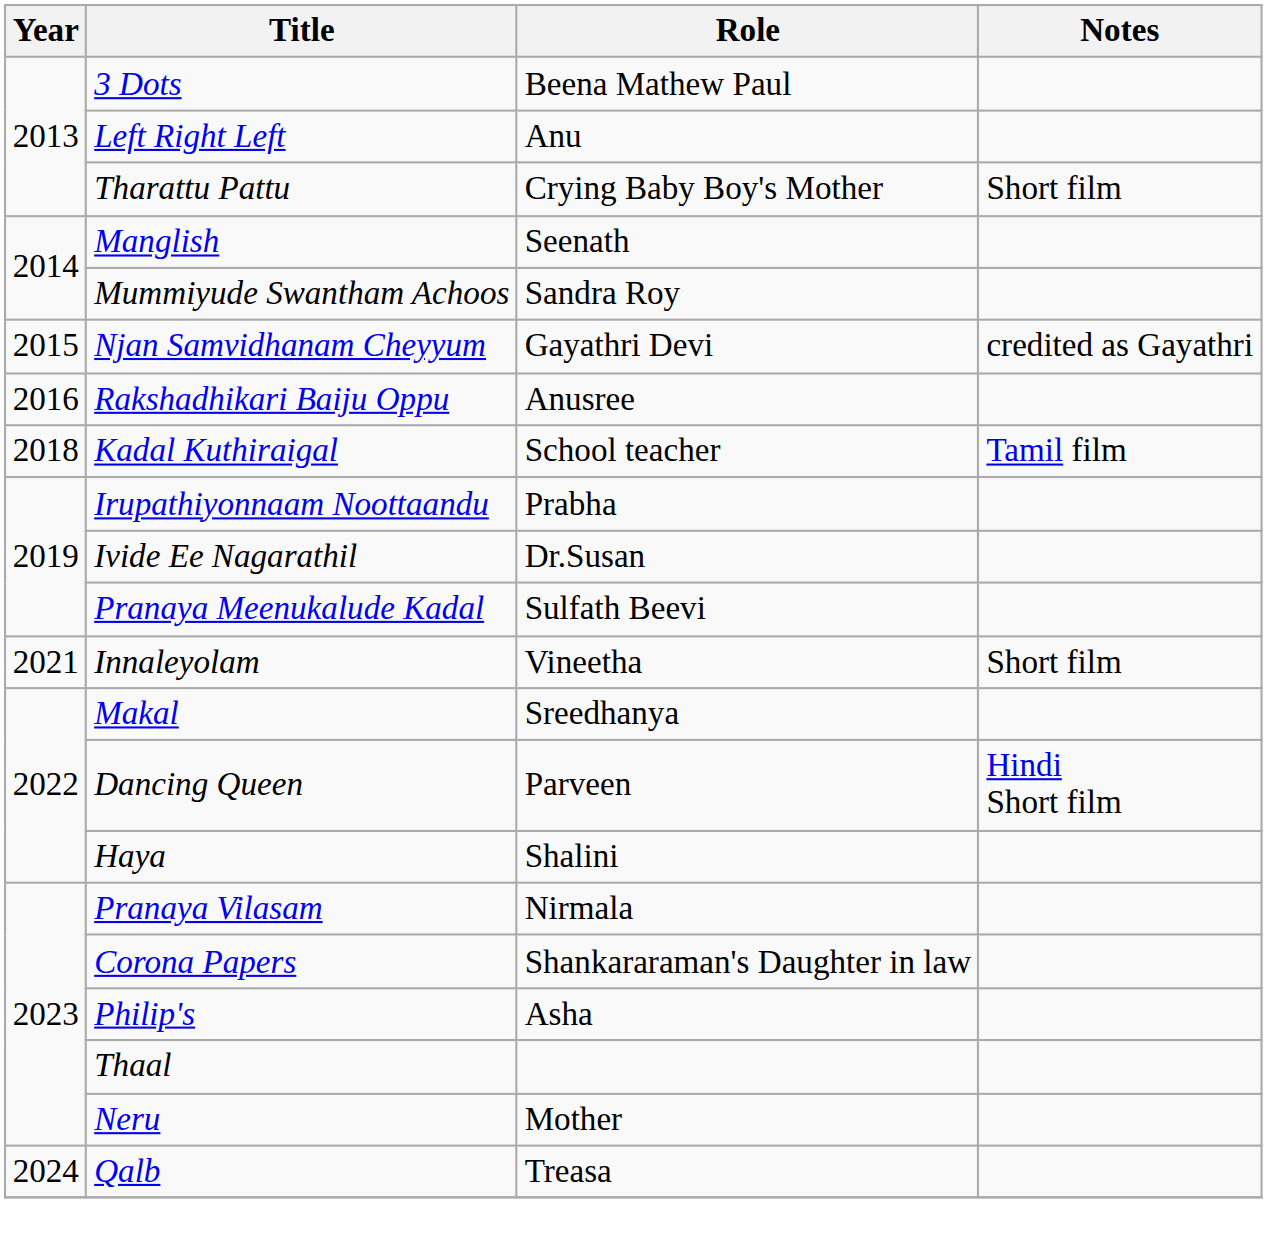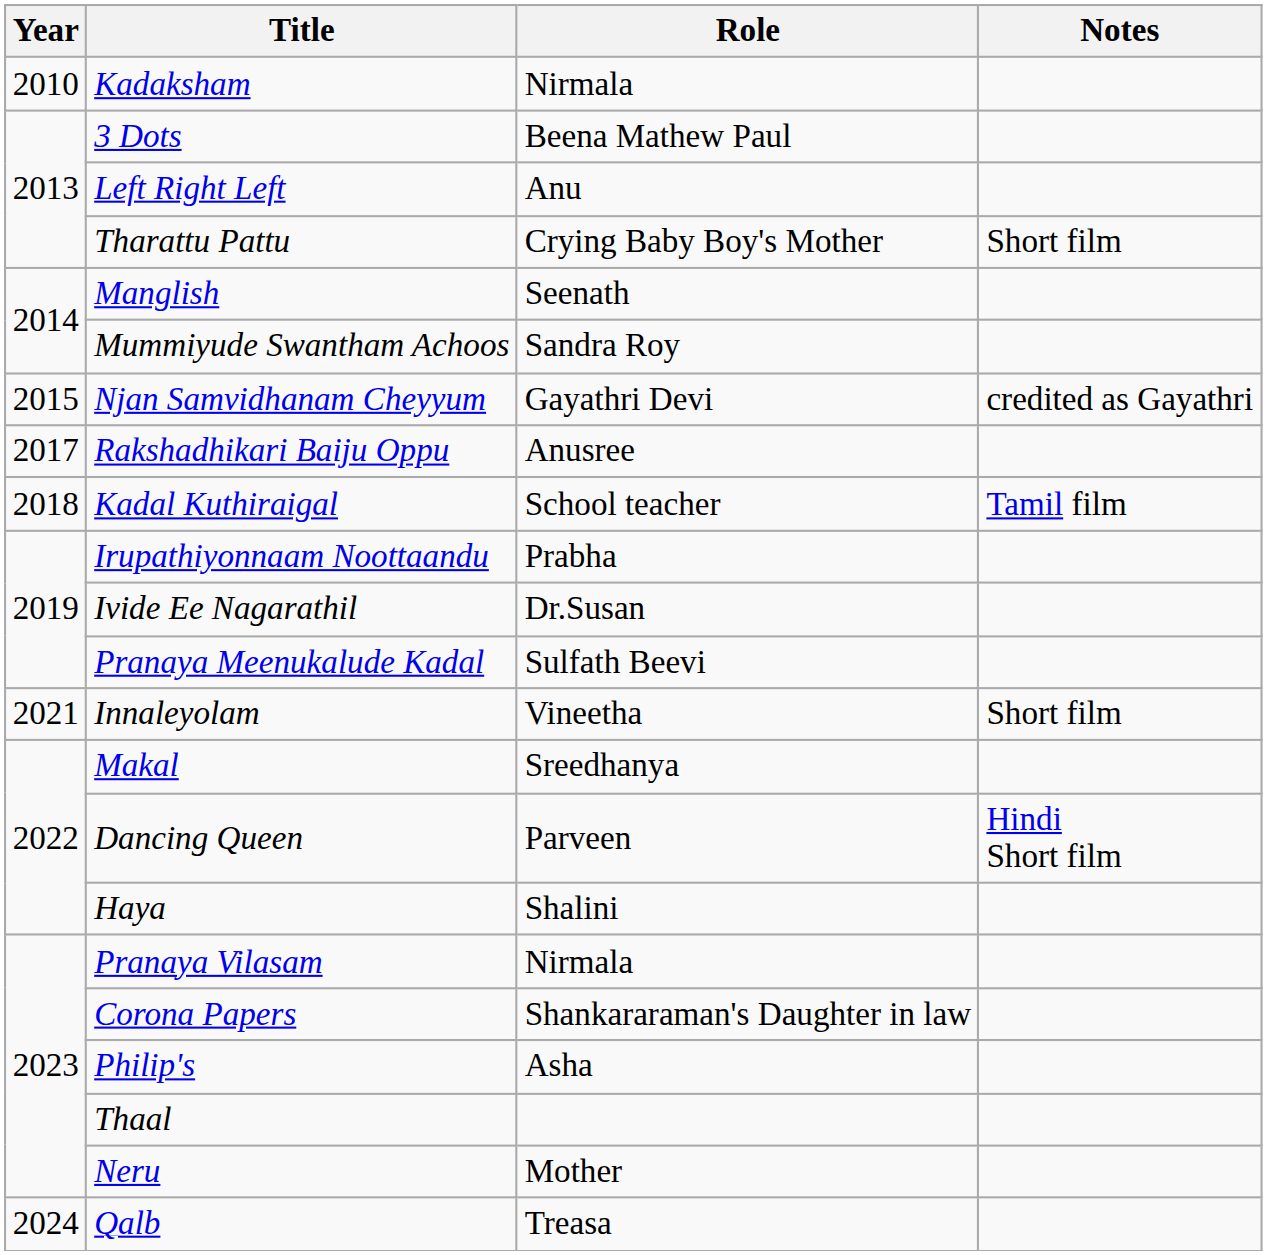+ row: (172, 83)
(46, 398) 2016 -> (46, 450) 2017
